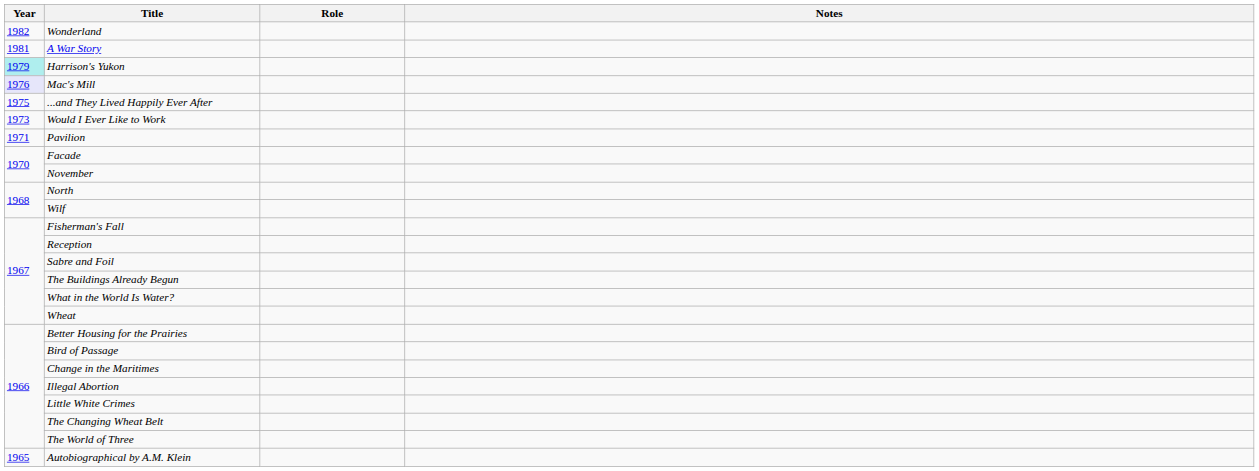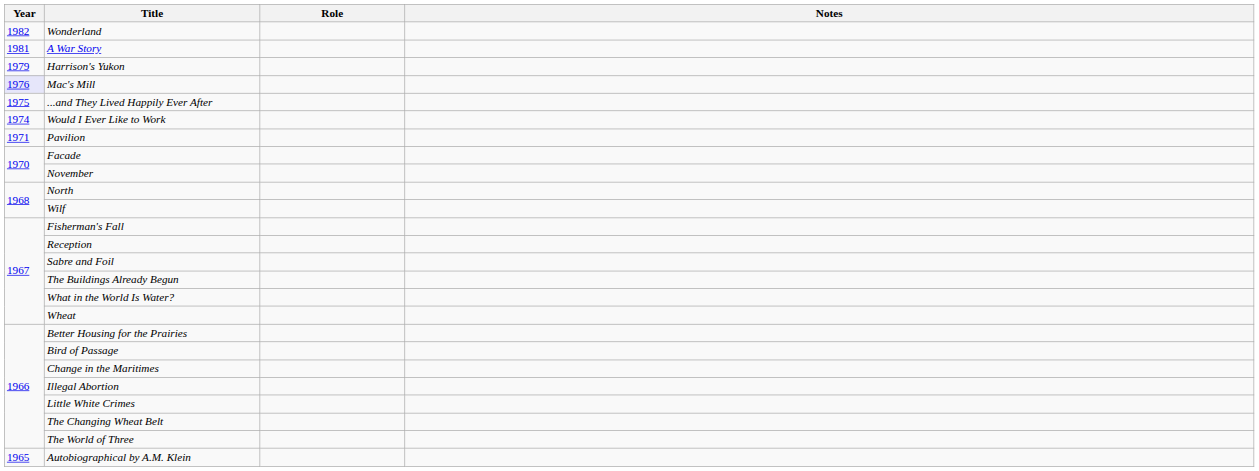(18, 66) paleturquoise background -> (18, 66) no background
(18, 119) 1973 -> (18, 119) 1974
